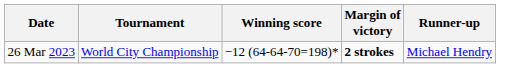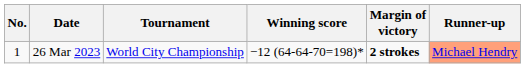+ column: (17, 23)
(449, 52) no background -> (475, 52) lightsalmon background
